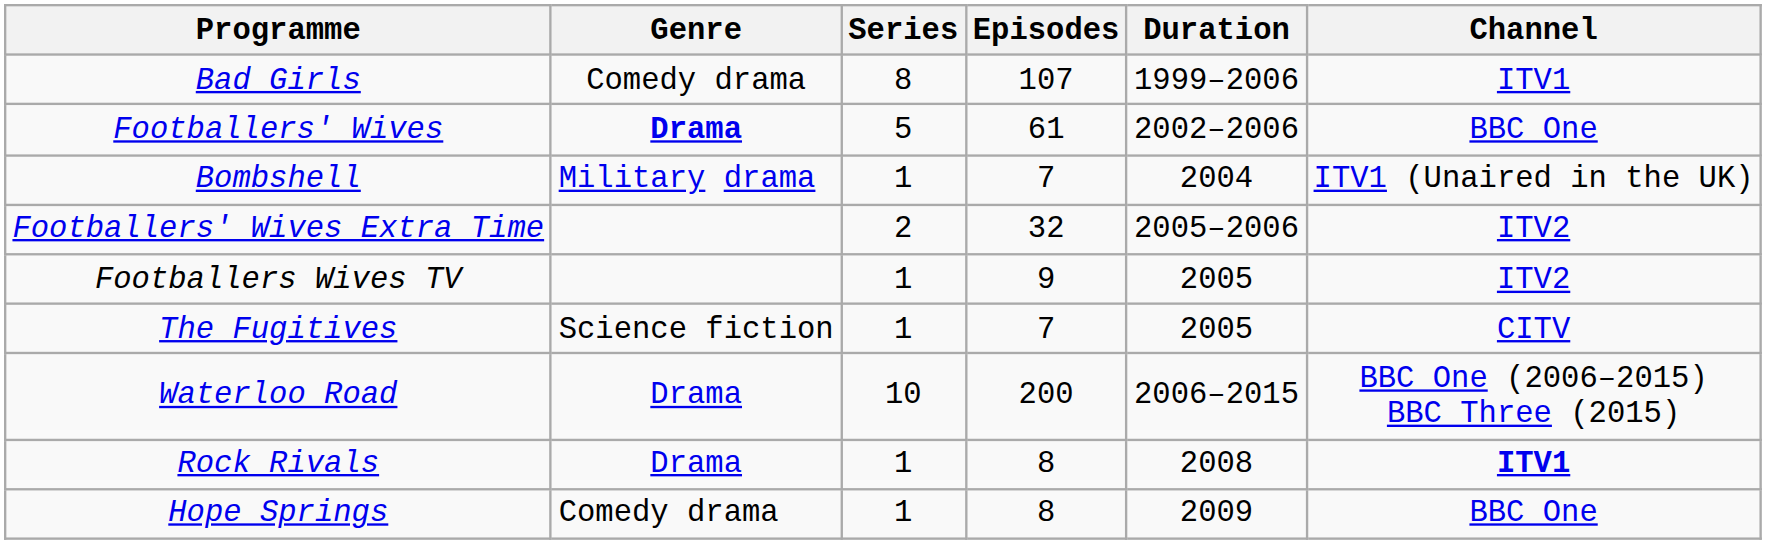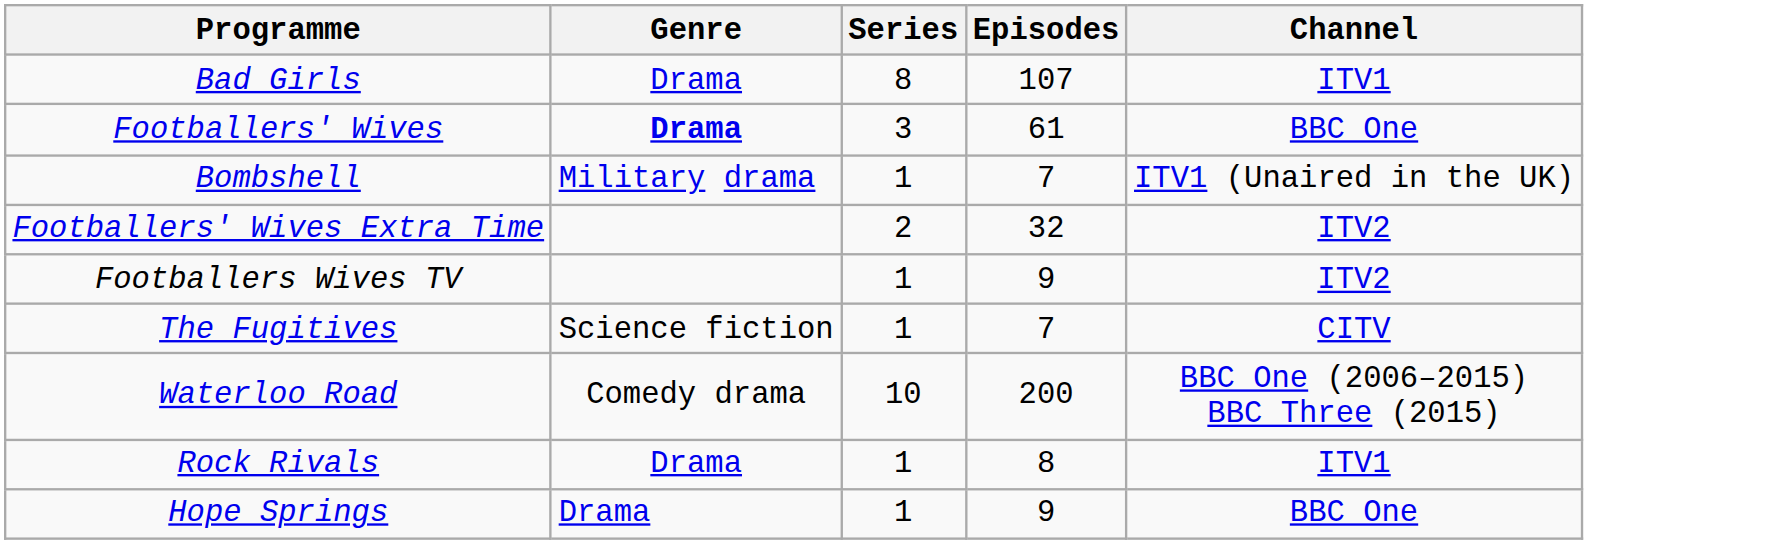- column: (1217, 30)
(696, 80) Comedy drama -> (696, 80) Drama
(903, 130) 5 -> (903, 130) 3
(696, 396) Drama -> (696, 396) Comedy drama
(1534, 464) bold -> (1354, 464) normal
(669, 513) Comedy drama -> (605, 513) Drama
(1046, 513) 8 -> (1046, 513) 9
